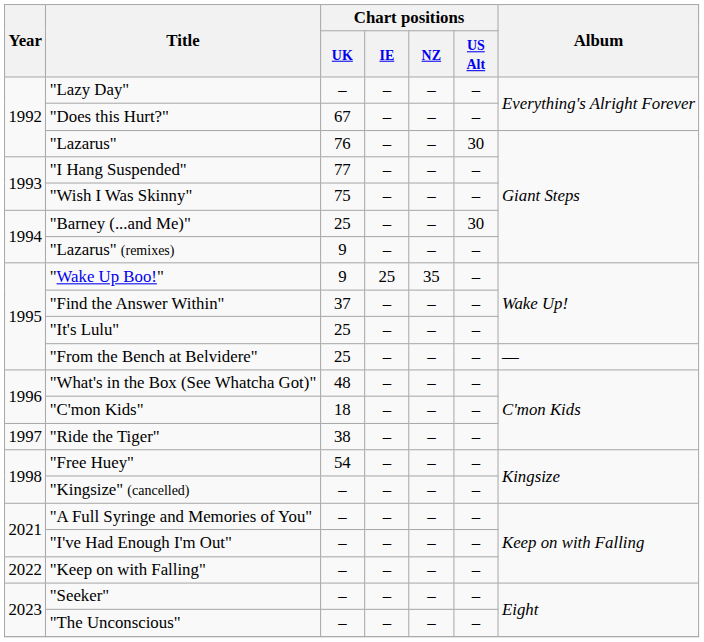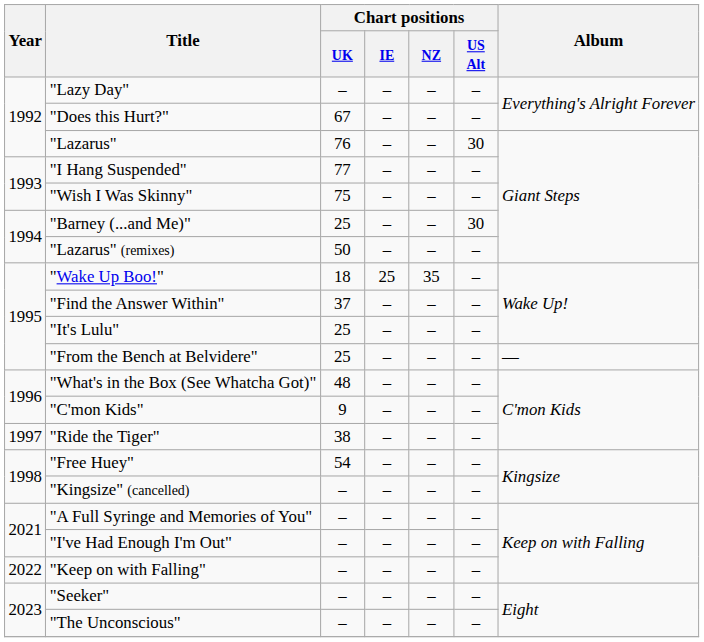(342, 249) 9 -> (342, 249) 50
(342, 276) 9 -> (342, 276) 18
(342, 409) 18 -> (342, 409) 9
